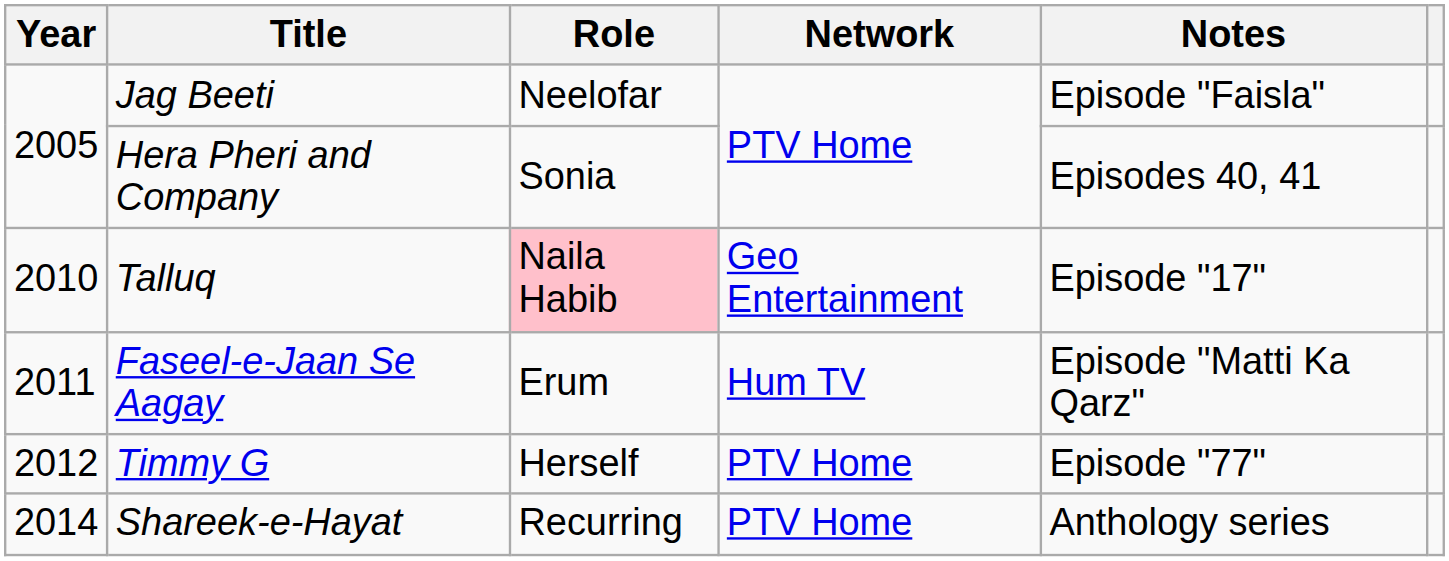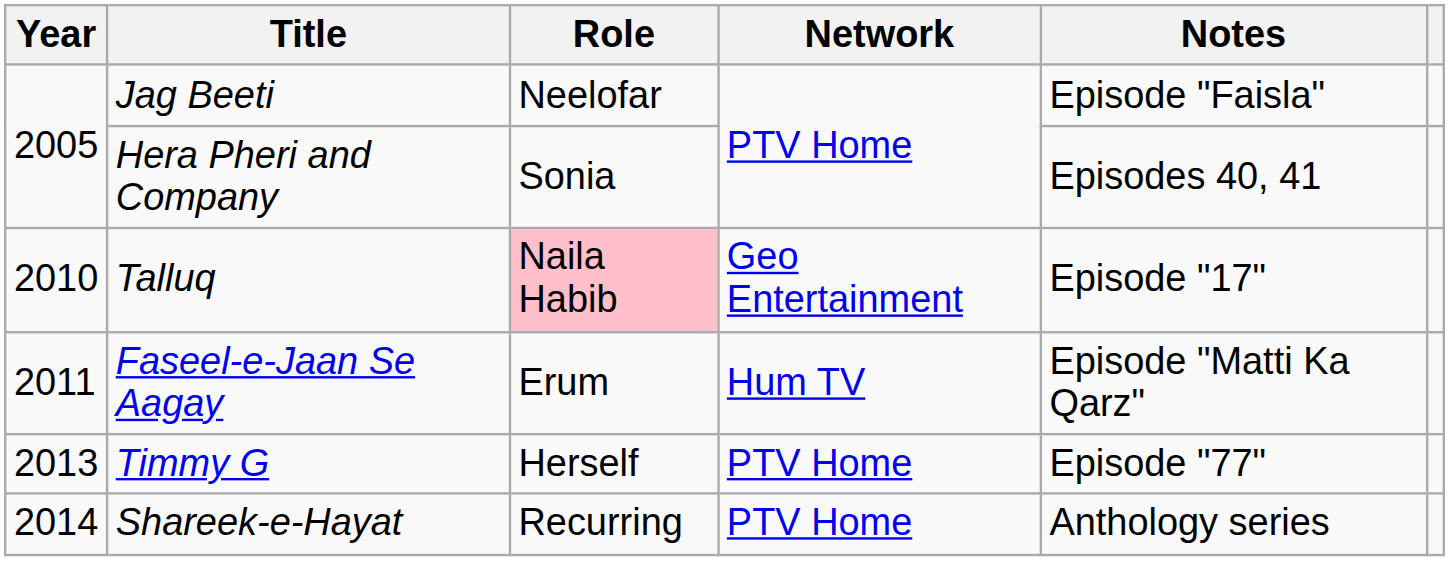(56, 463) 2012 -> (56, 463) 2013
